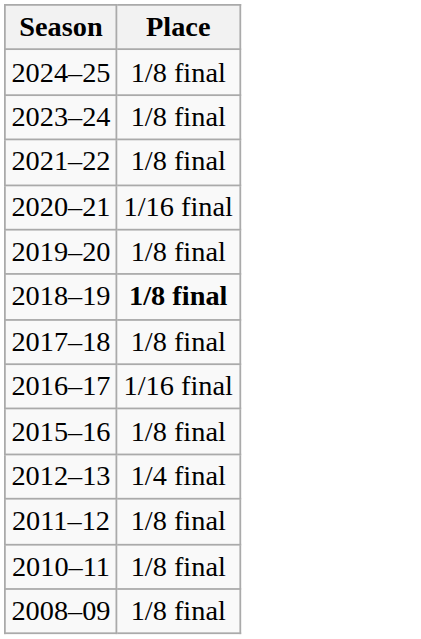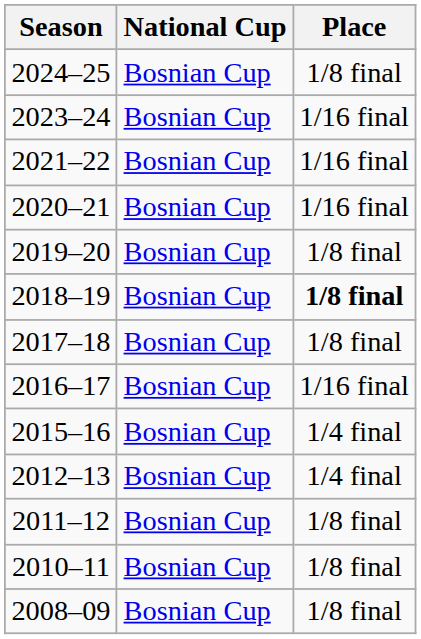+ column: (205, 26)
(178, 116) 1/8 final -> (354, 116) 1/16 final
(178, 161) 1/8 final -> (354, 161) 1/16 final
(178, 431) 1/8 final -> (354, 431) 1/4 final
